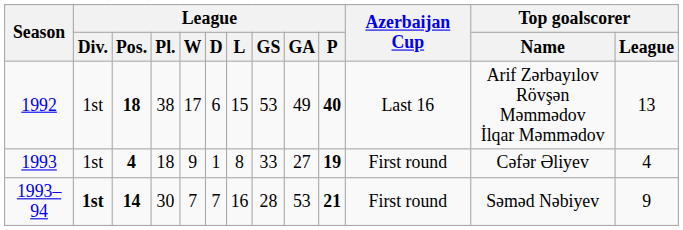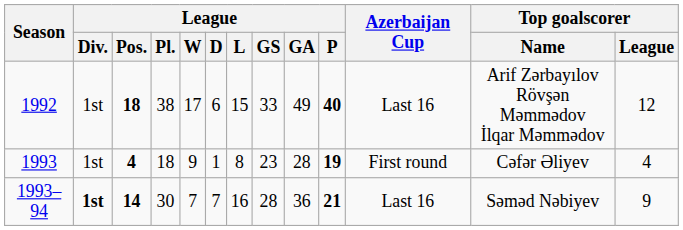(268, 104) 53 -> (268, 104) 33
(647, 104) 13 -> (647, 104) 12
(268, 163) 33 -> (268, 163) 23
(302, 163) 27 -> (302, 163) 28
(302, 201) 53 -> (302, 201) 36
(408, 201) First round -> (408, 201) Last 16
